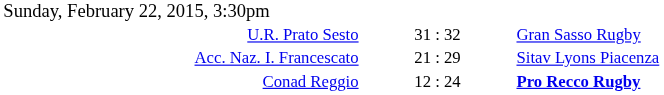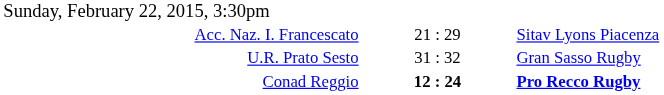rows swapped: (277, 58) <-> (303, 34)
(438, 81) normal -> (438, 81) bold
